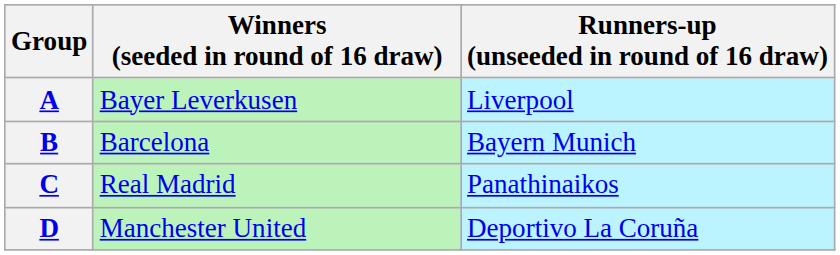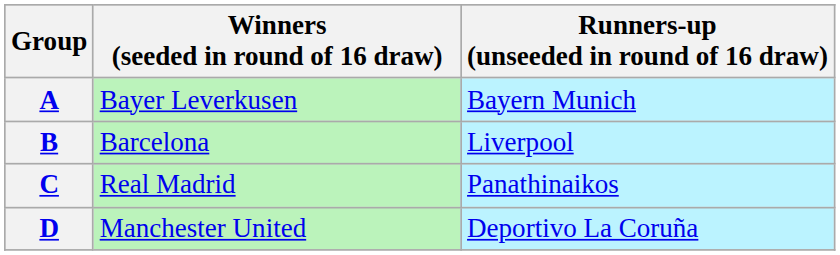(520, 99) Liverpool -> (552, 99) Bayern Munich
(552, 142) Bayern Munich -> (520, 142) Liverpool
